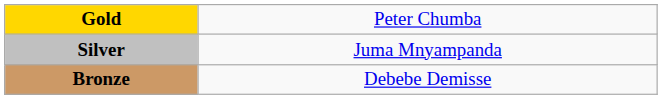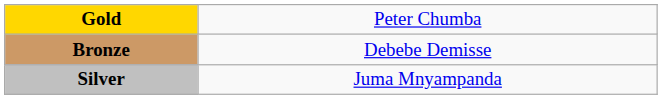rows swapped: (101, 49) <-> (101, 79)
